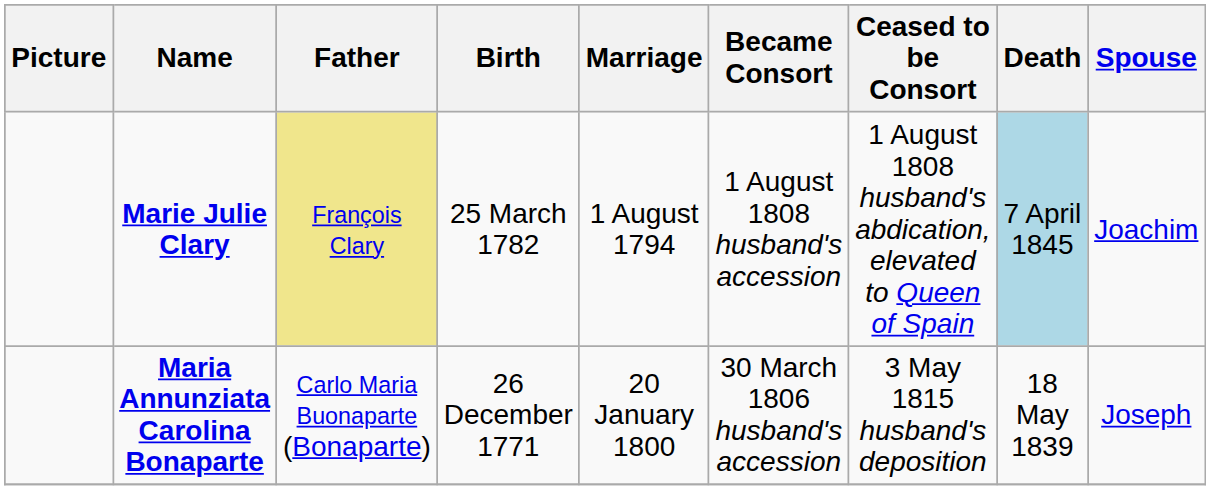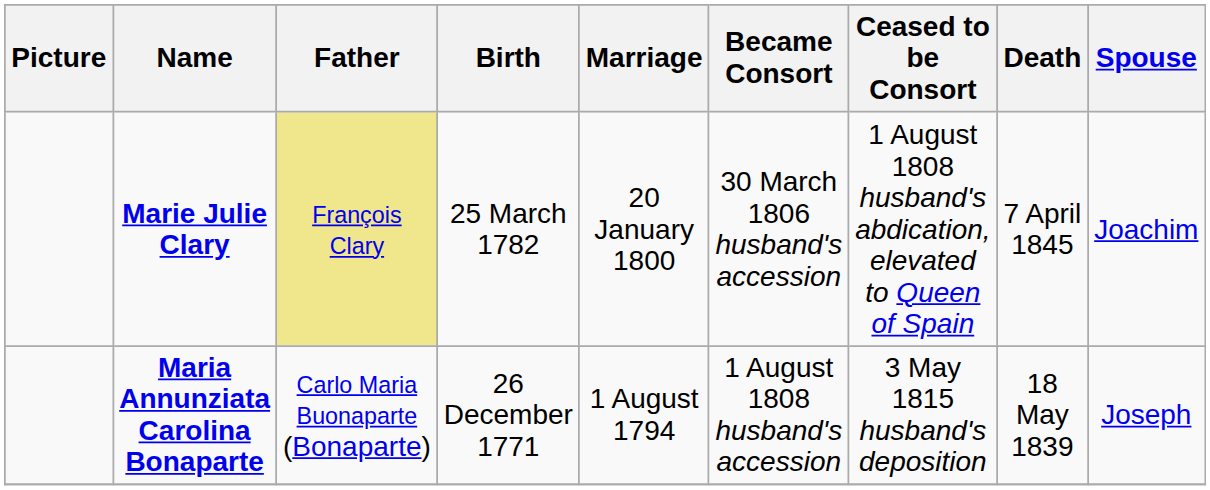(644, 228) 1 August 1794 -> (644, 228) 20 January 1800
(779, 228) 1 August 1808 husband's accession -> (779, 228) 30 March 1806 husband's accession
(1042, 228) lightblue background -> (1042, 228) no background
(644, 414) 20 January 1800 -> (644, 414) 1 August 1794
(779, 414) 30 March 1806 husband's accession -> (779, 414) 1 August 1808 husband's accession
